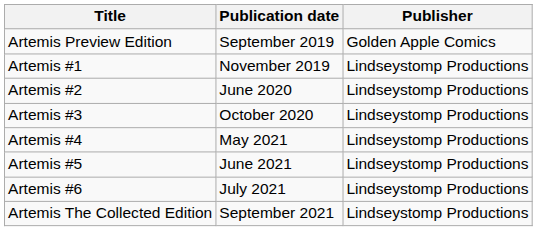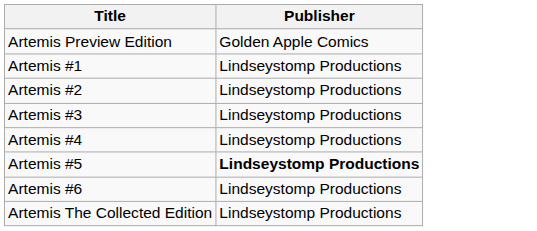- column: (279, 16)
(437, 164) normal -> (319, 164) bold
